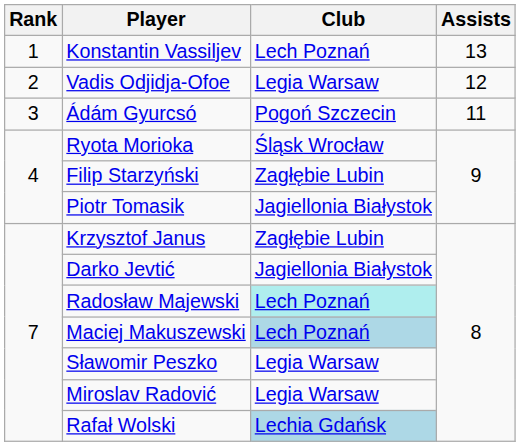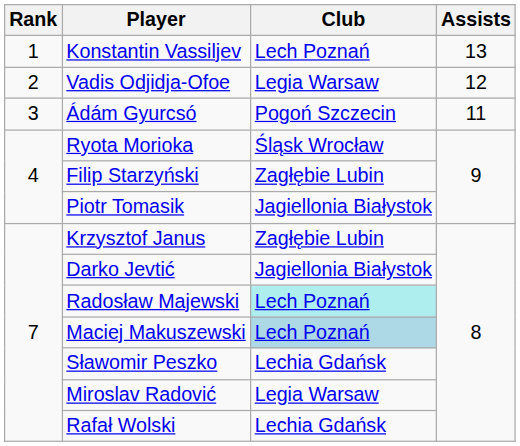(317, 363) Legia Warsaw -> (320, 363) Lechia Gdańsk
(320, 425) lightblue background -> (320, 425) no background
